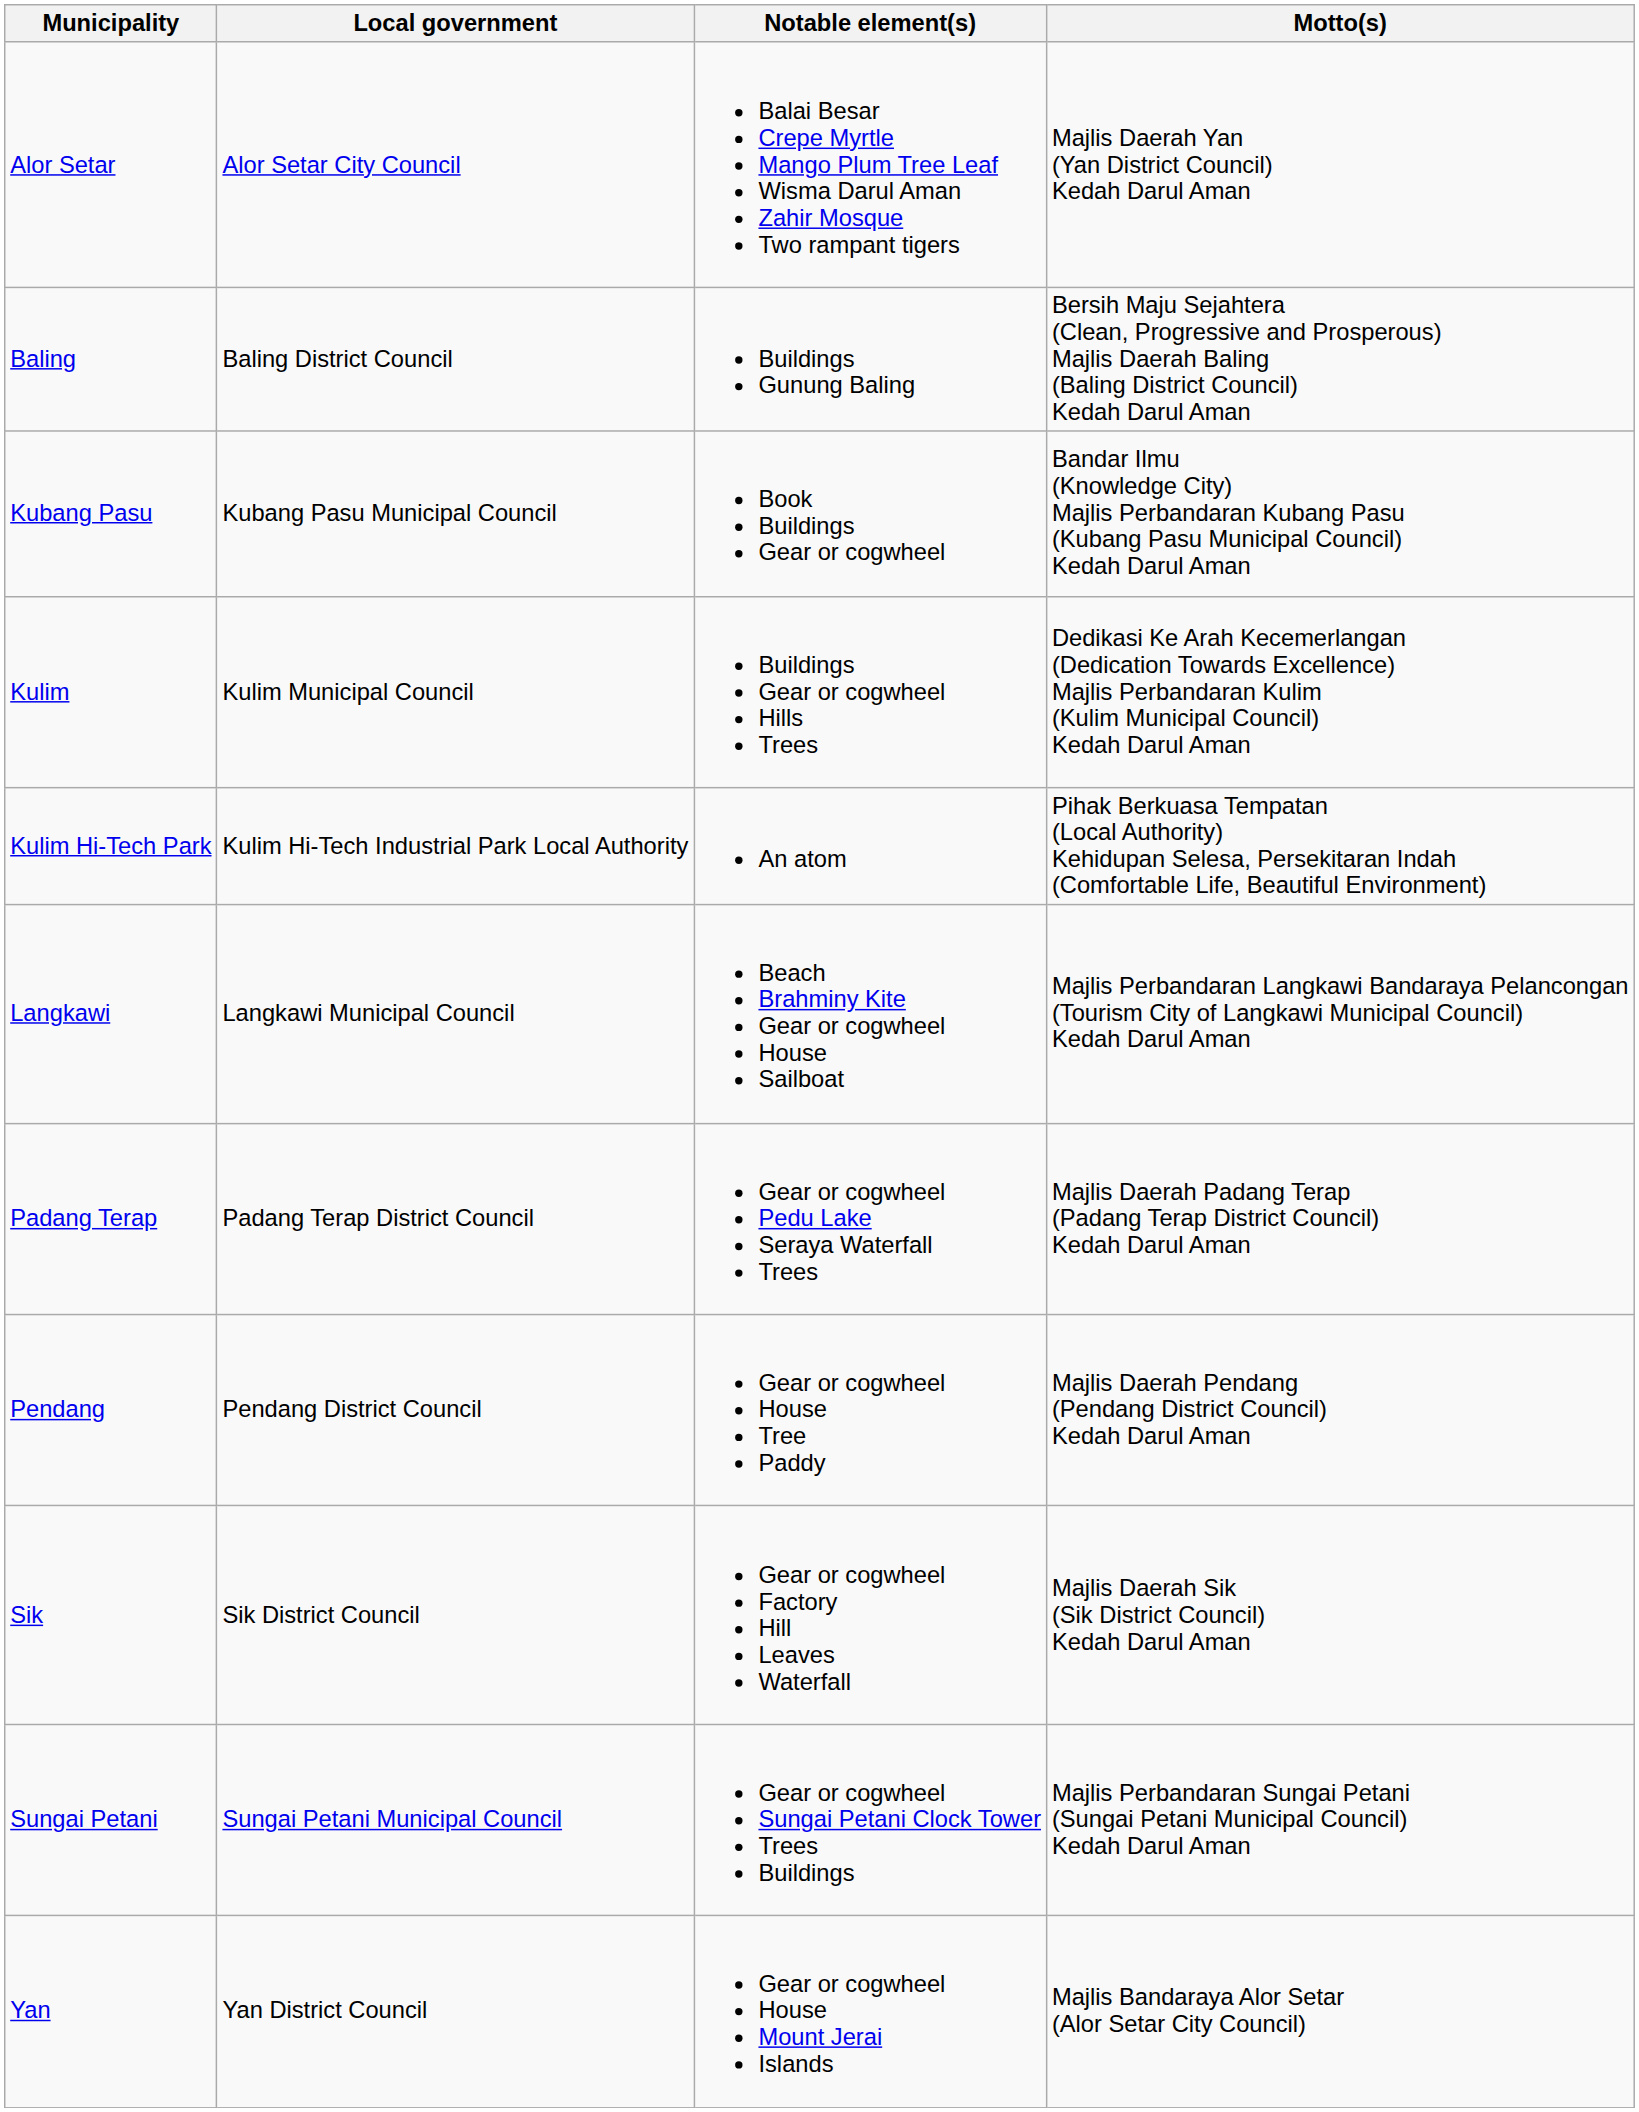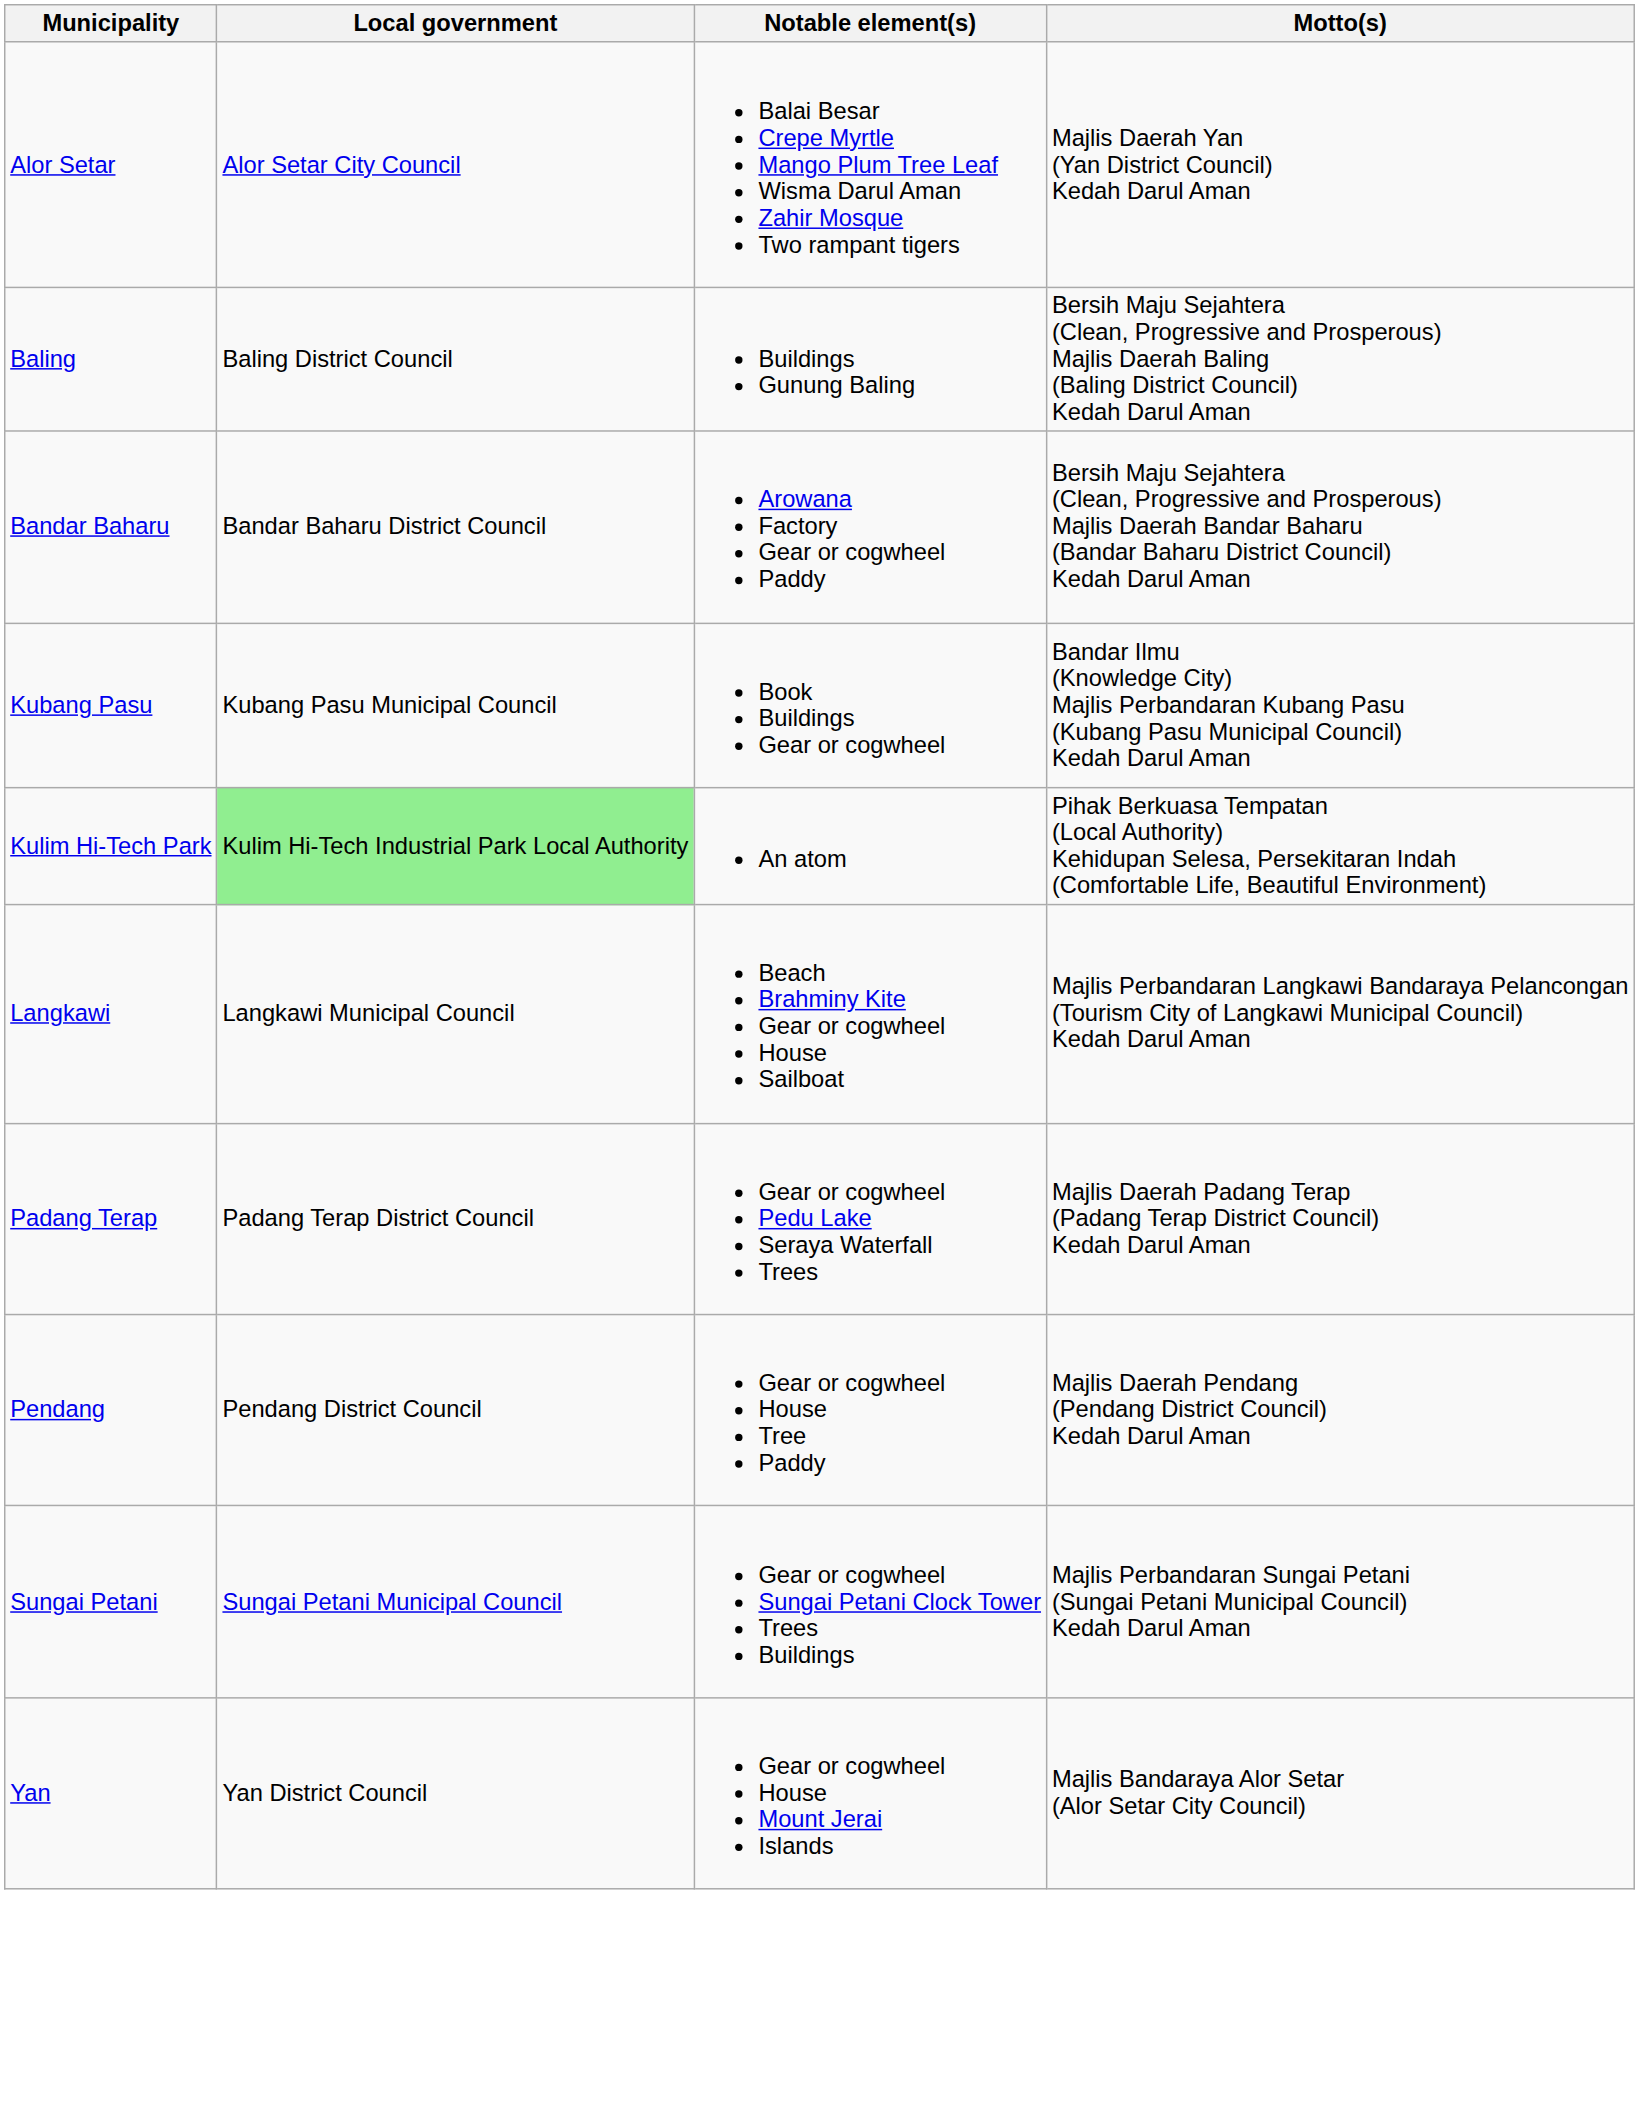+ row: (90, 526)
- row: (40, 691)
(455, 845) no background -> (455, 845) lightgreen background
- row: (27, 1614)
